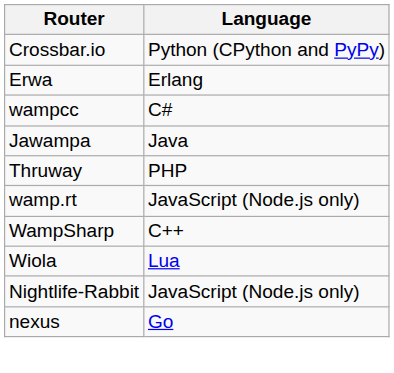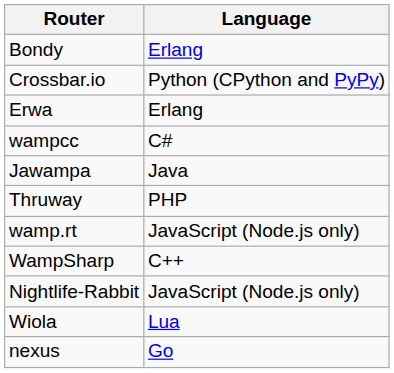+ row: (36, 49)
rows swapped: (33, 261) <-> (74, 291)
